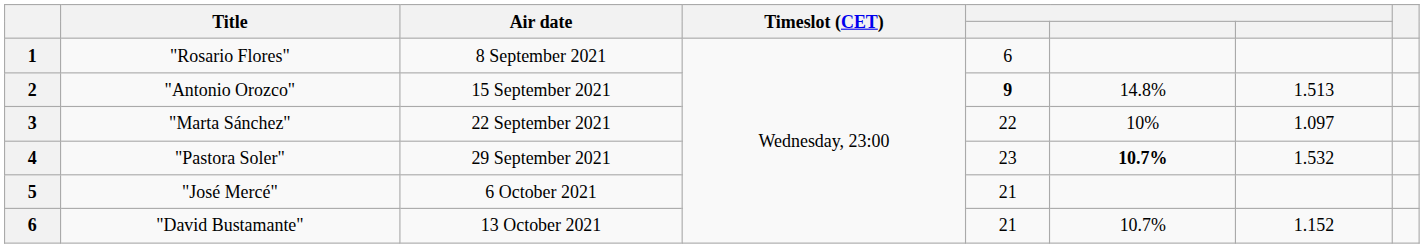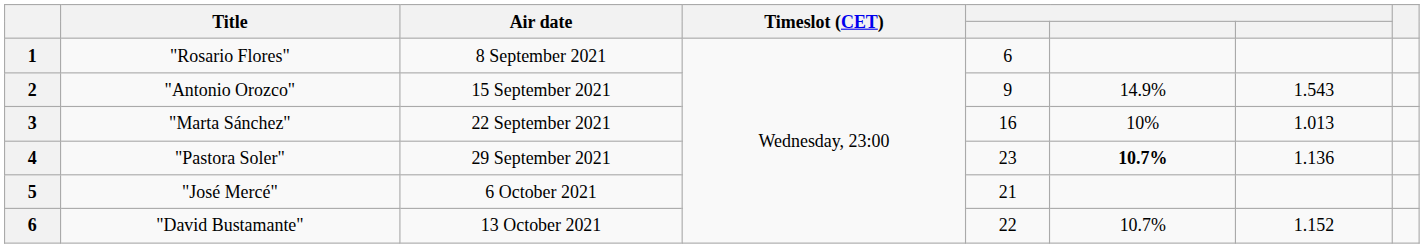(1008, 90) bold -> (1008, 90) normal
(1143, 90) 14.8% -> (1143, 90) 14.9%
(1314, 90) 1.513 -> (1314, 90) 1.543
(1008, 124) 22 -> (1008, 124) 16
(1314, 124) 1.097 -> (1314, 124) 1.013
(1314, 158) 1.532 -> (1314, 158) 1.136
(1008, 226) 21 -> (1008, 226) 22
